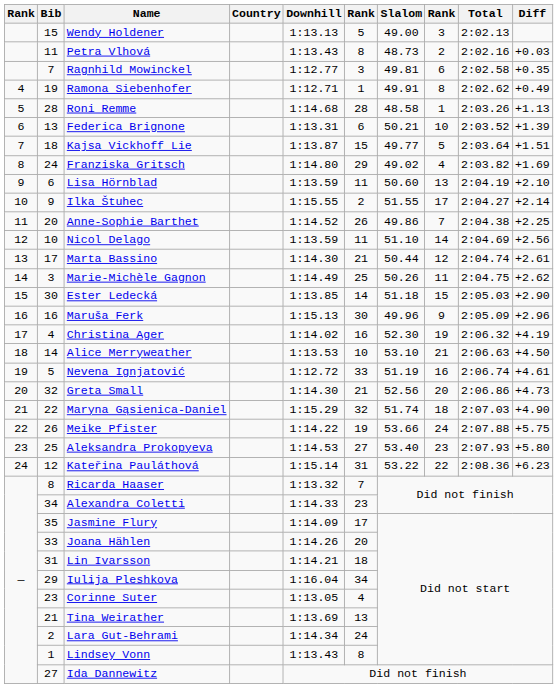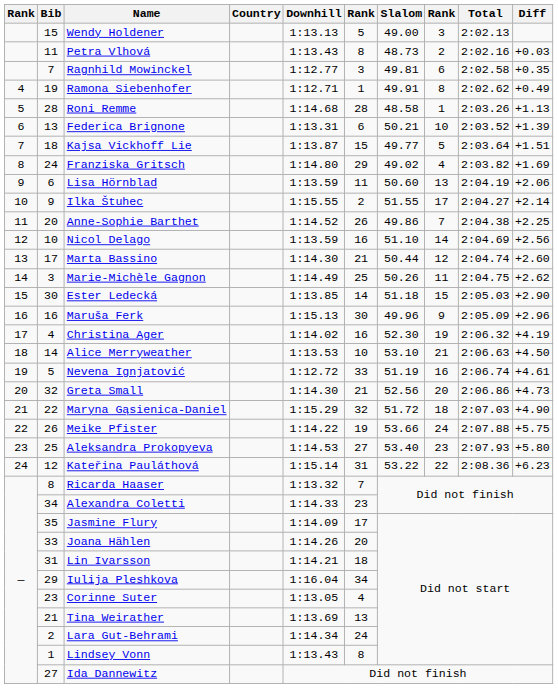(532, 184) +2.10 -> (532, 184) +2.06
(361, 240) 11 -> (361, 240) 16
(532, 259) +2.61 -> (532, 259) +2.60
(401, 410) 51.74 -> (401, 410) 51.72
